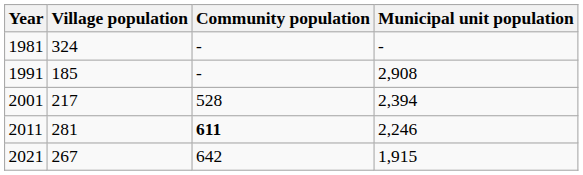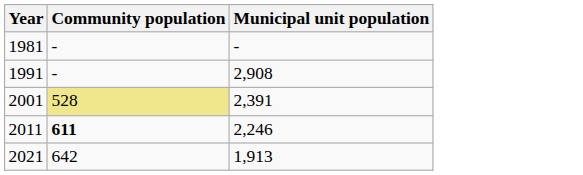- column: (120, 18)
(209, 101) no background -> (65, 101) khaki background
(398, 101) 2,394 -> (253, 101) 2,391
(398, 156) 1,915 -> (253, 156) 1,913
